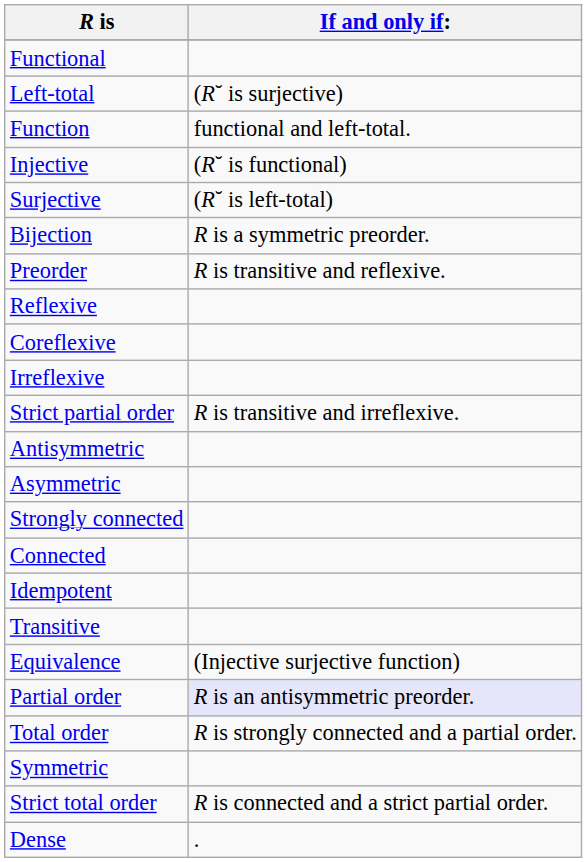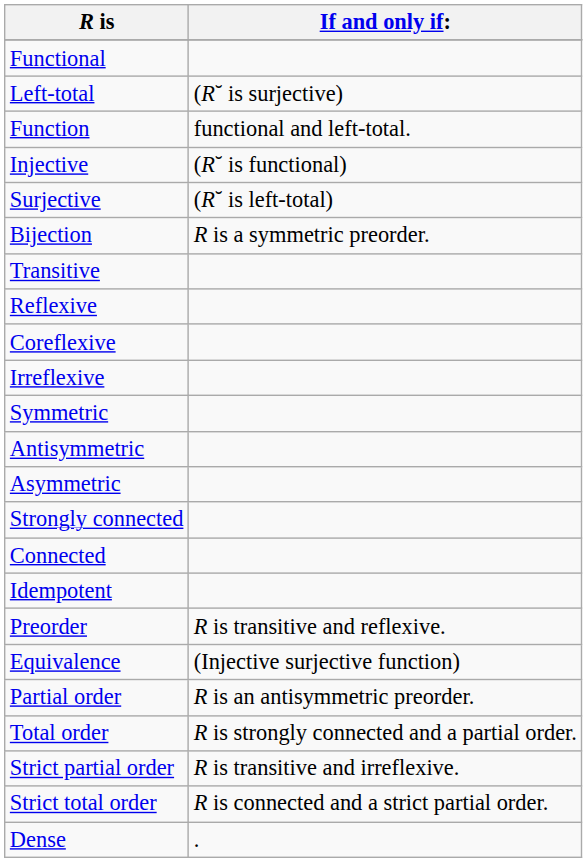rows swapped: (55, 626) <-> (48, 270)
rows swapped: (59, 768) <-> (92, 413)
(334, 697) lavender background -> (334, 697) no background
